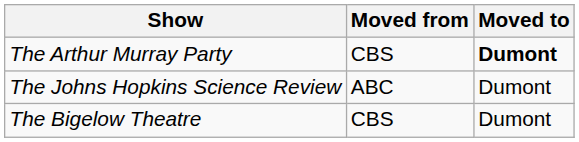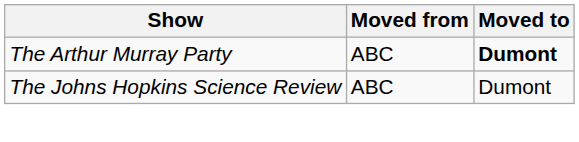(372, 53) CBS -> (372, 53) ABC
- row: (105, 119)
